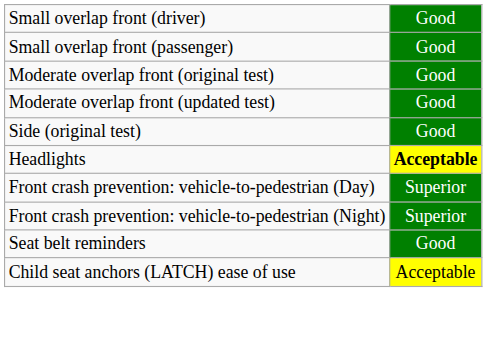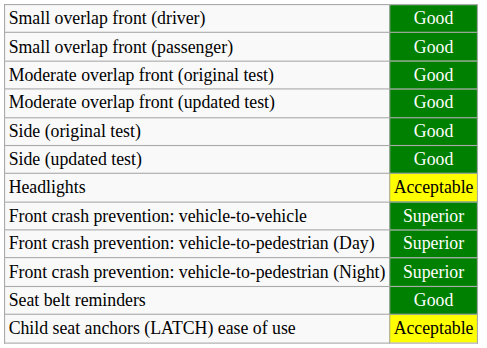+ row: (75, 159)
(436, 159) bold -> (434, 187) normal
+ row: (158, 215)
